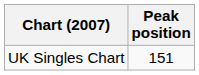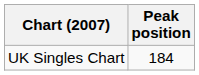(161, 57) 151 -> (161, 57) 184
